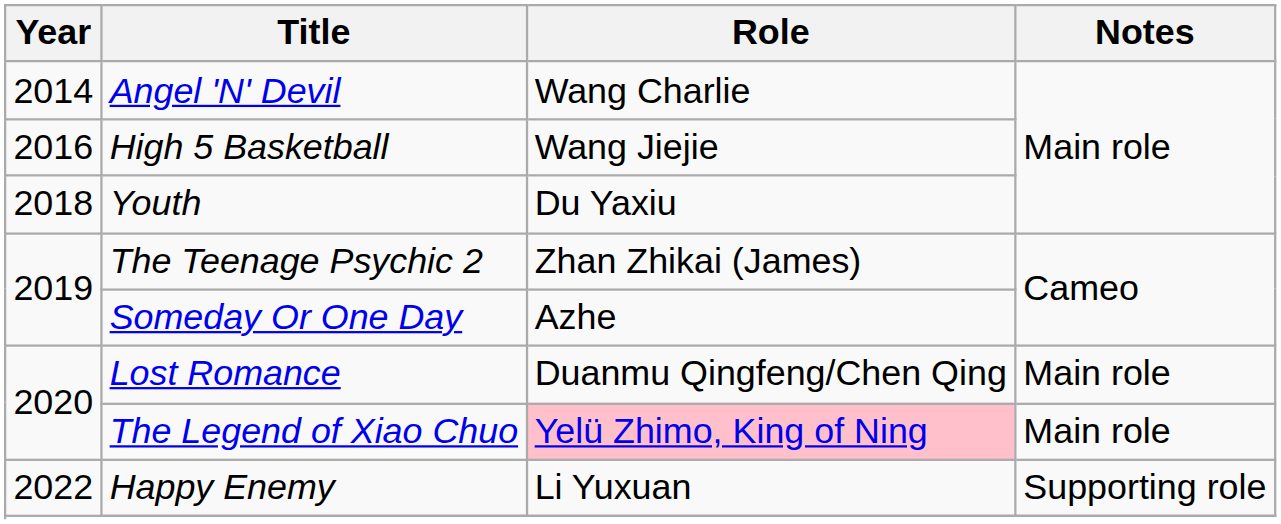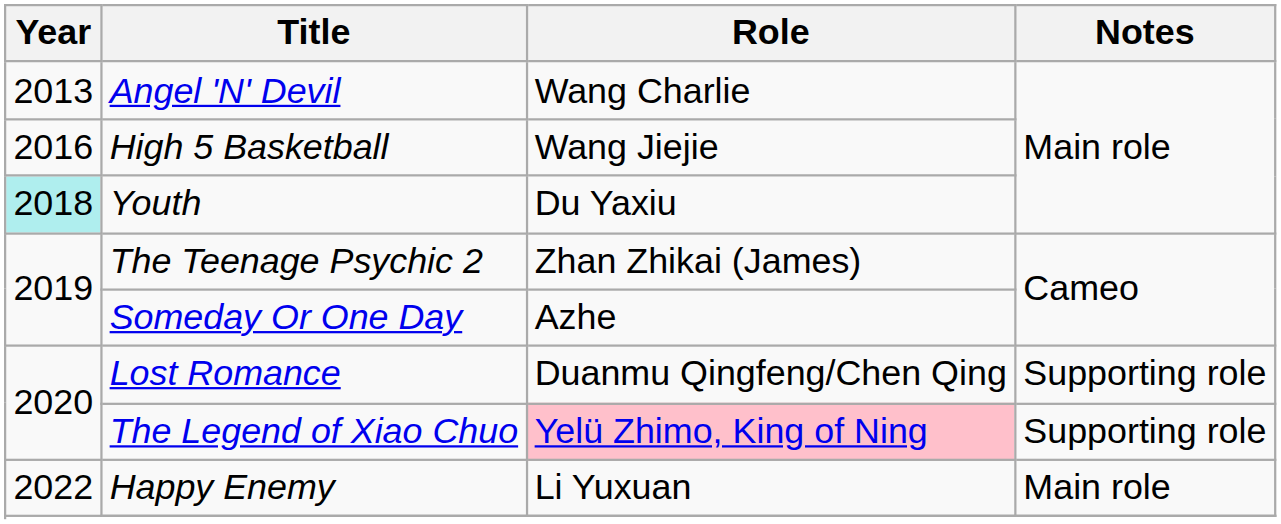(53, 89) 2014 -> (53, 89) 2013
(53, 203) no background -> (53, 203) paleturquoise background
(1097, 373) Main role -> (1145, 373) Supporting role
(1097, 430) Main role -> (1145, 430) Supporting role
(1145, 487) Supporting role -> (1097, 487) Main role
